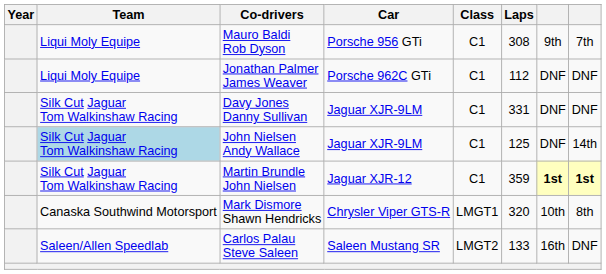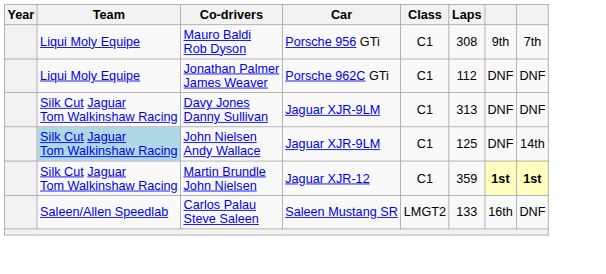(519, 110) 331 -> (467, 110) 313
- row: (272, 212)
